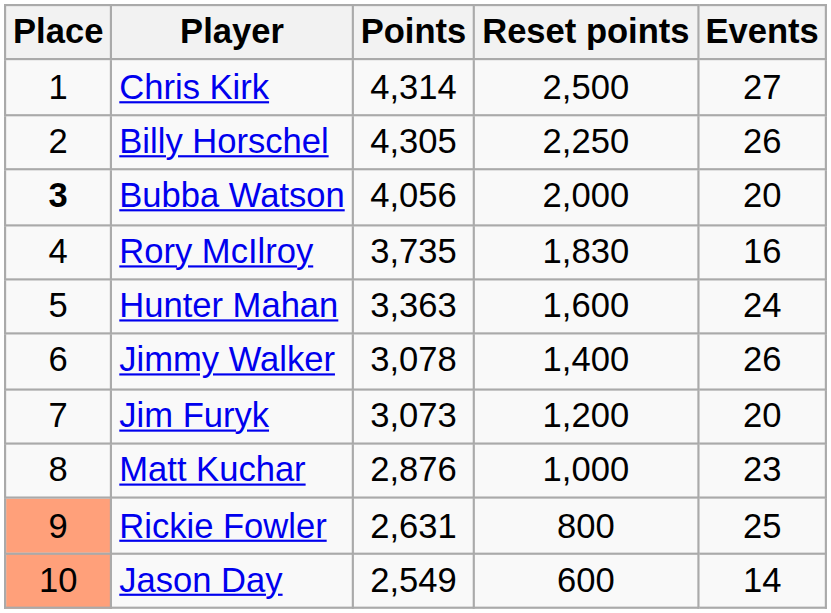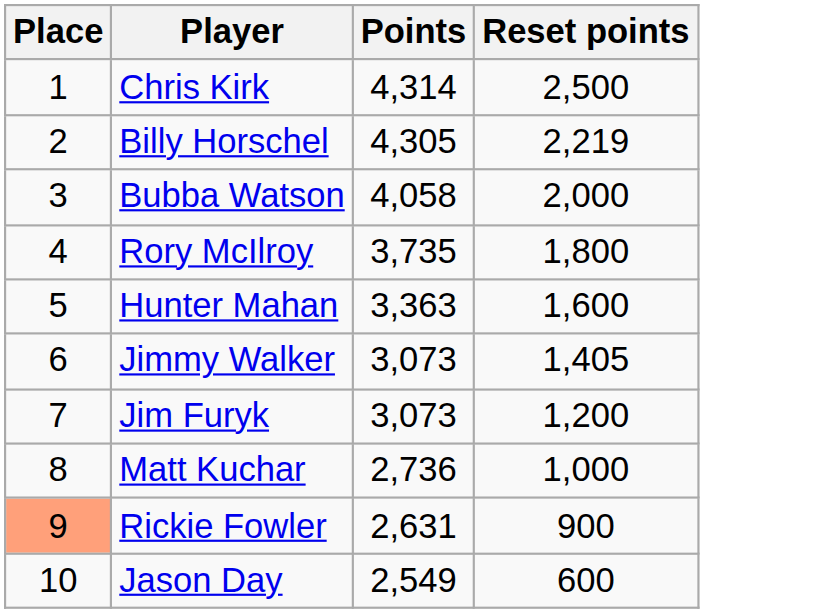- column: (762, 31)
(586, 141) 2,250 -> (586, 141) 2,219
(58, 196) bold -> (58, 196) normal
(413, 196) 4,056 -> (413, 196) 4,058
(586, 251) 1,830 -> (586, 251) 1,800
(413, 360) 3,078 -> (413, 360) 3,073
(586, 360) 1,400 -> (586, 360) 1,405
(413, 470) 2,876 -> (413, 470) 2,736
(586, 525) 800 -> (586, 525) 900
(58, 580) lightsalmon background -> (58, 580) no background
